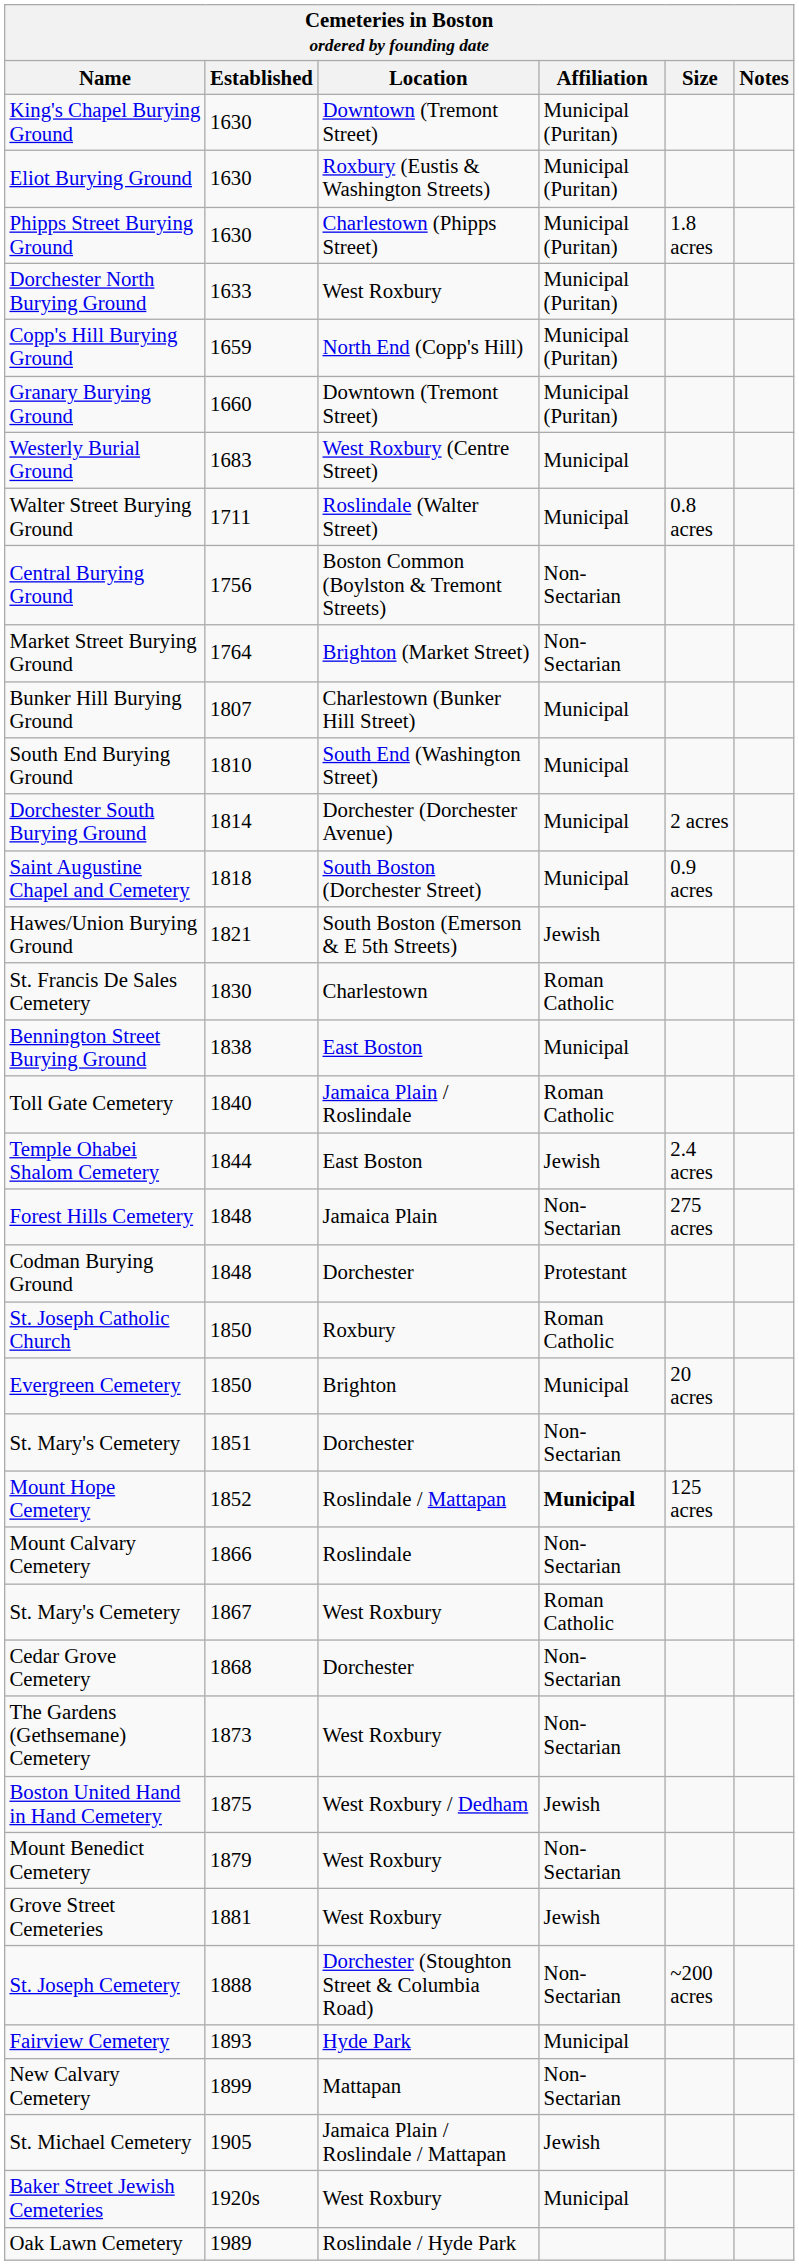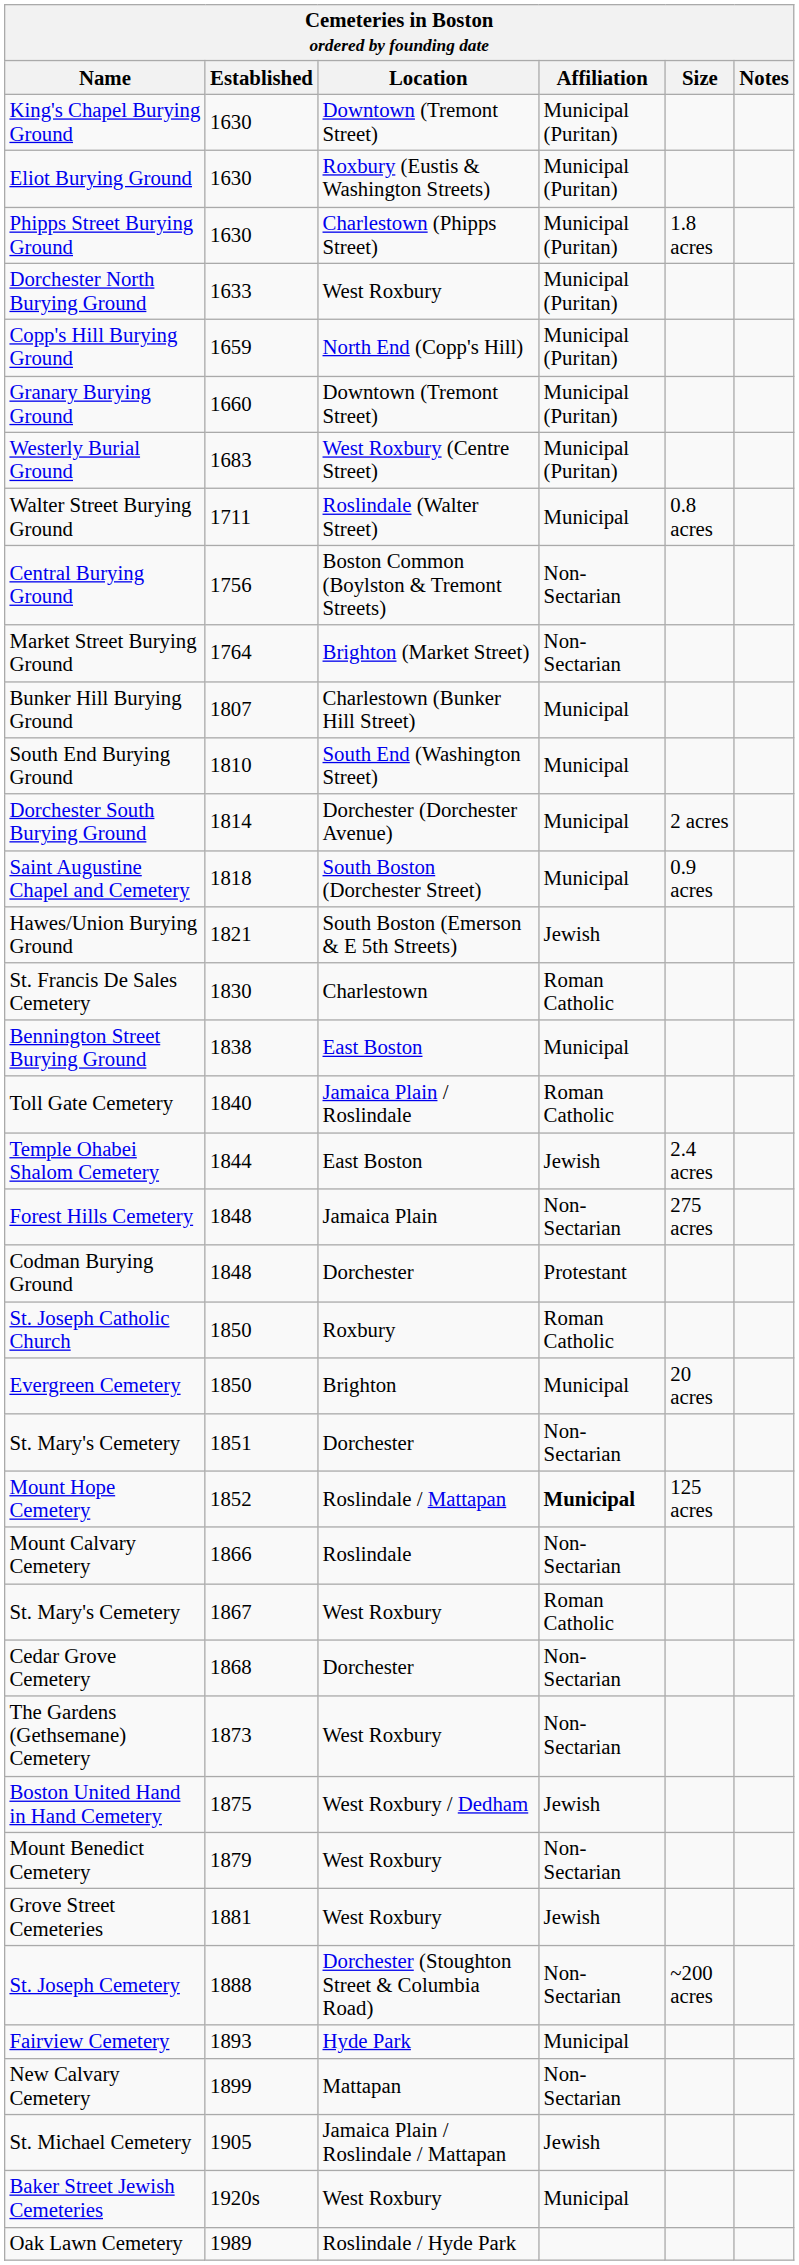(586, 460) Municipal -> (586, 460) Municipal (Puritan)
